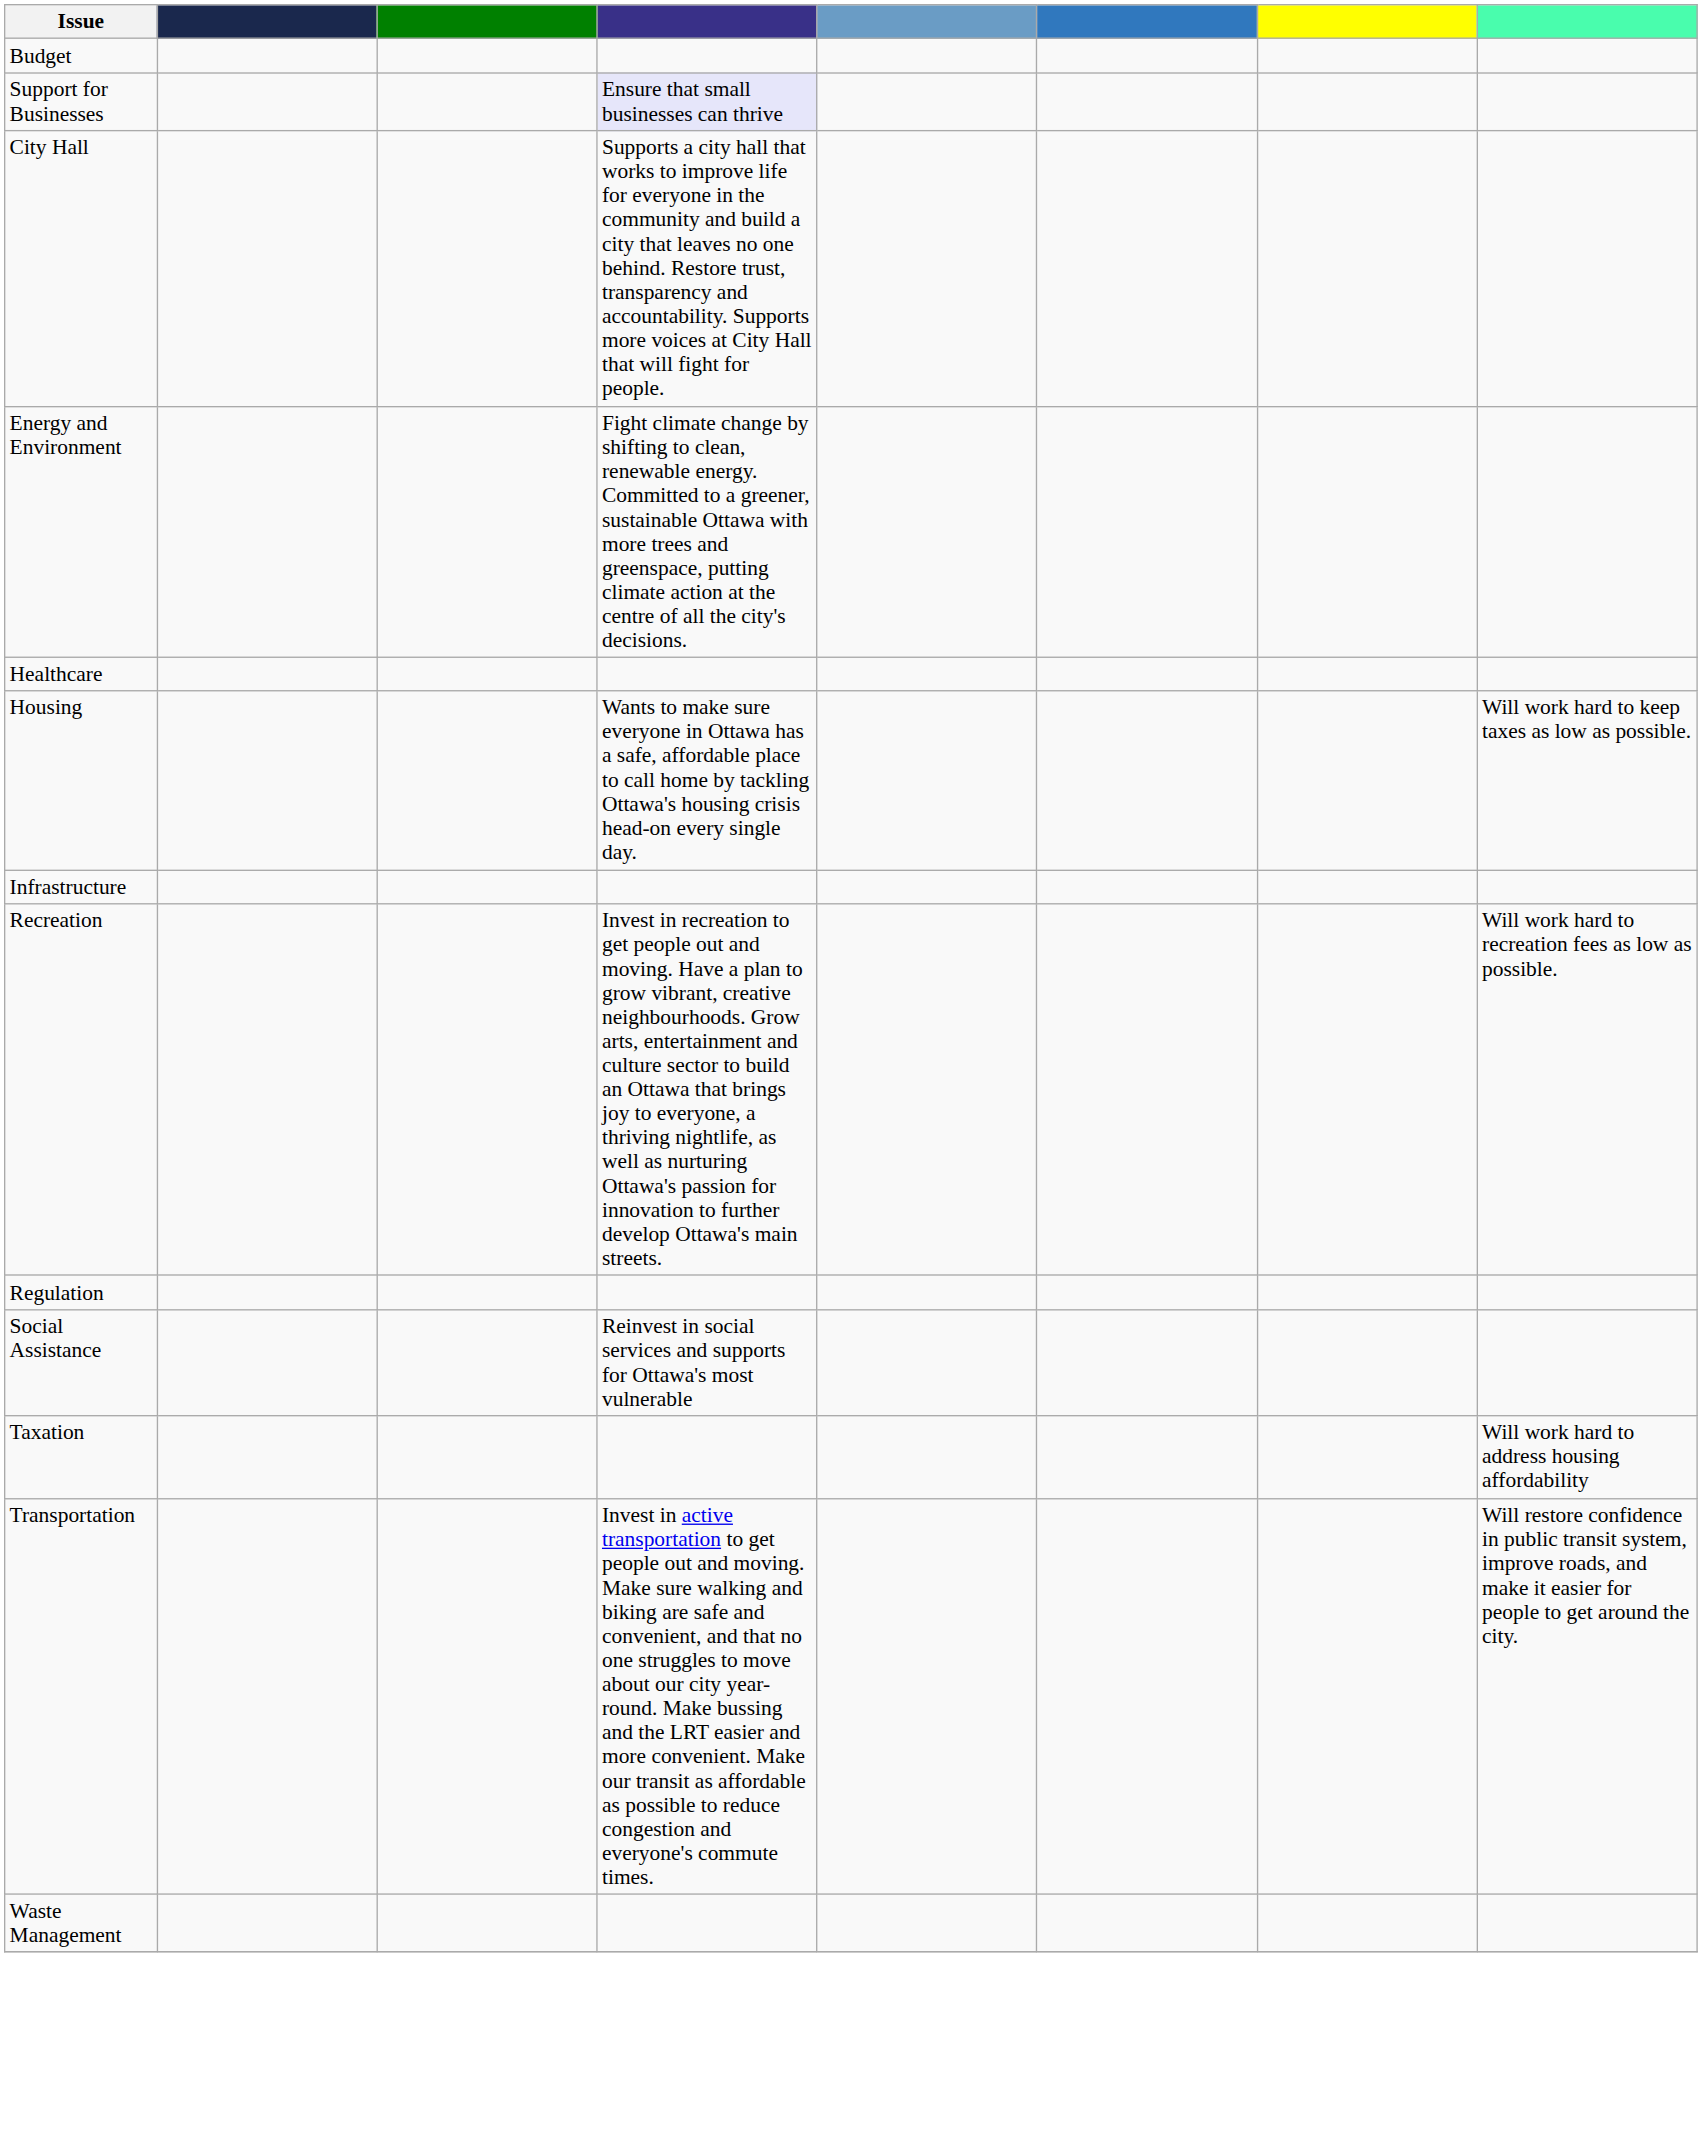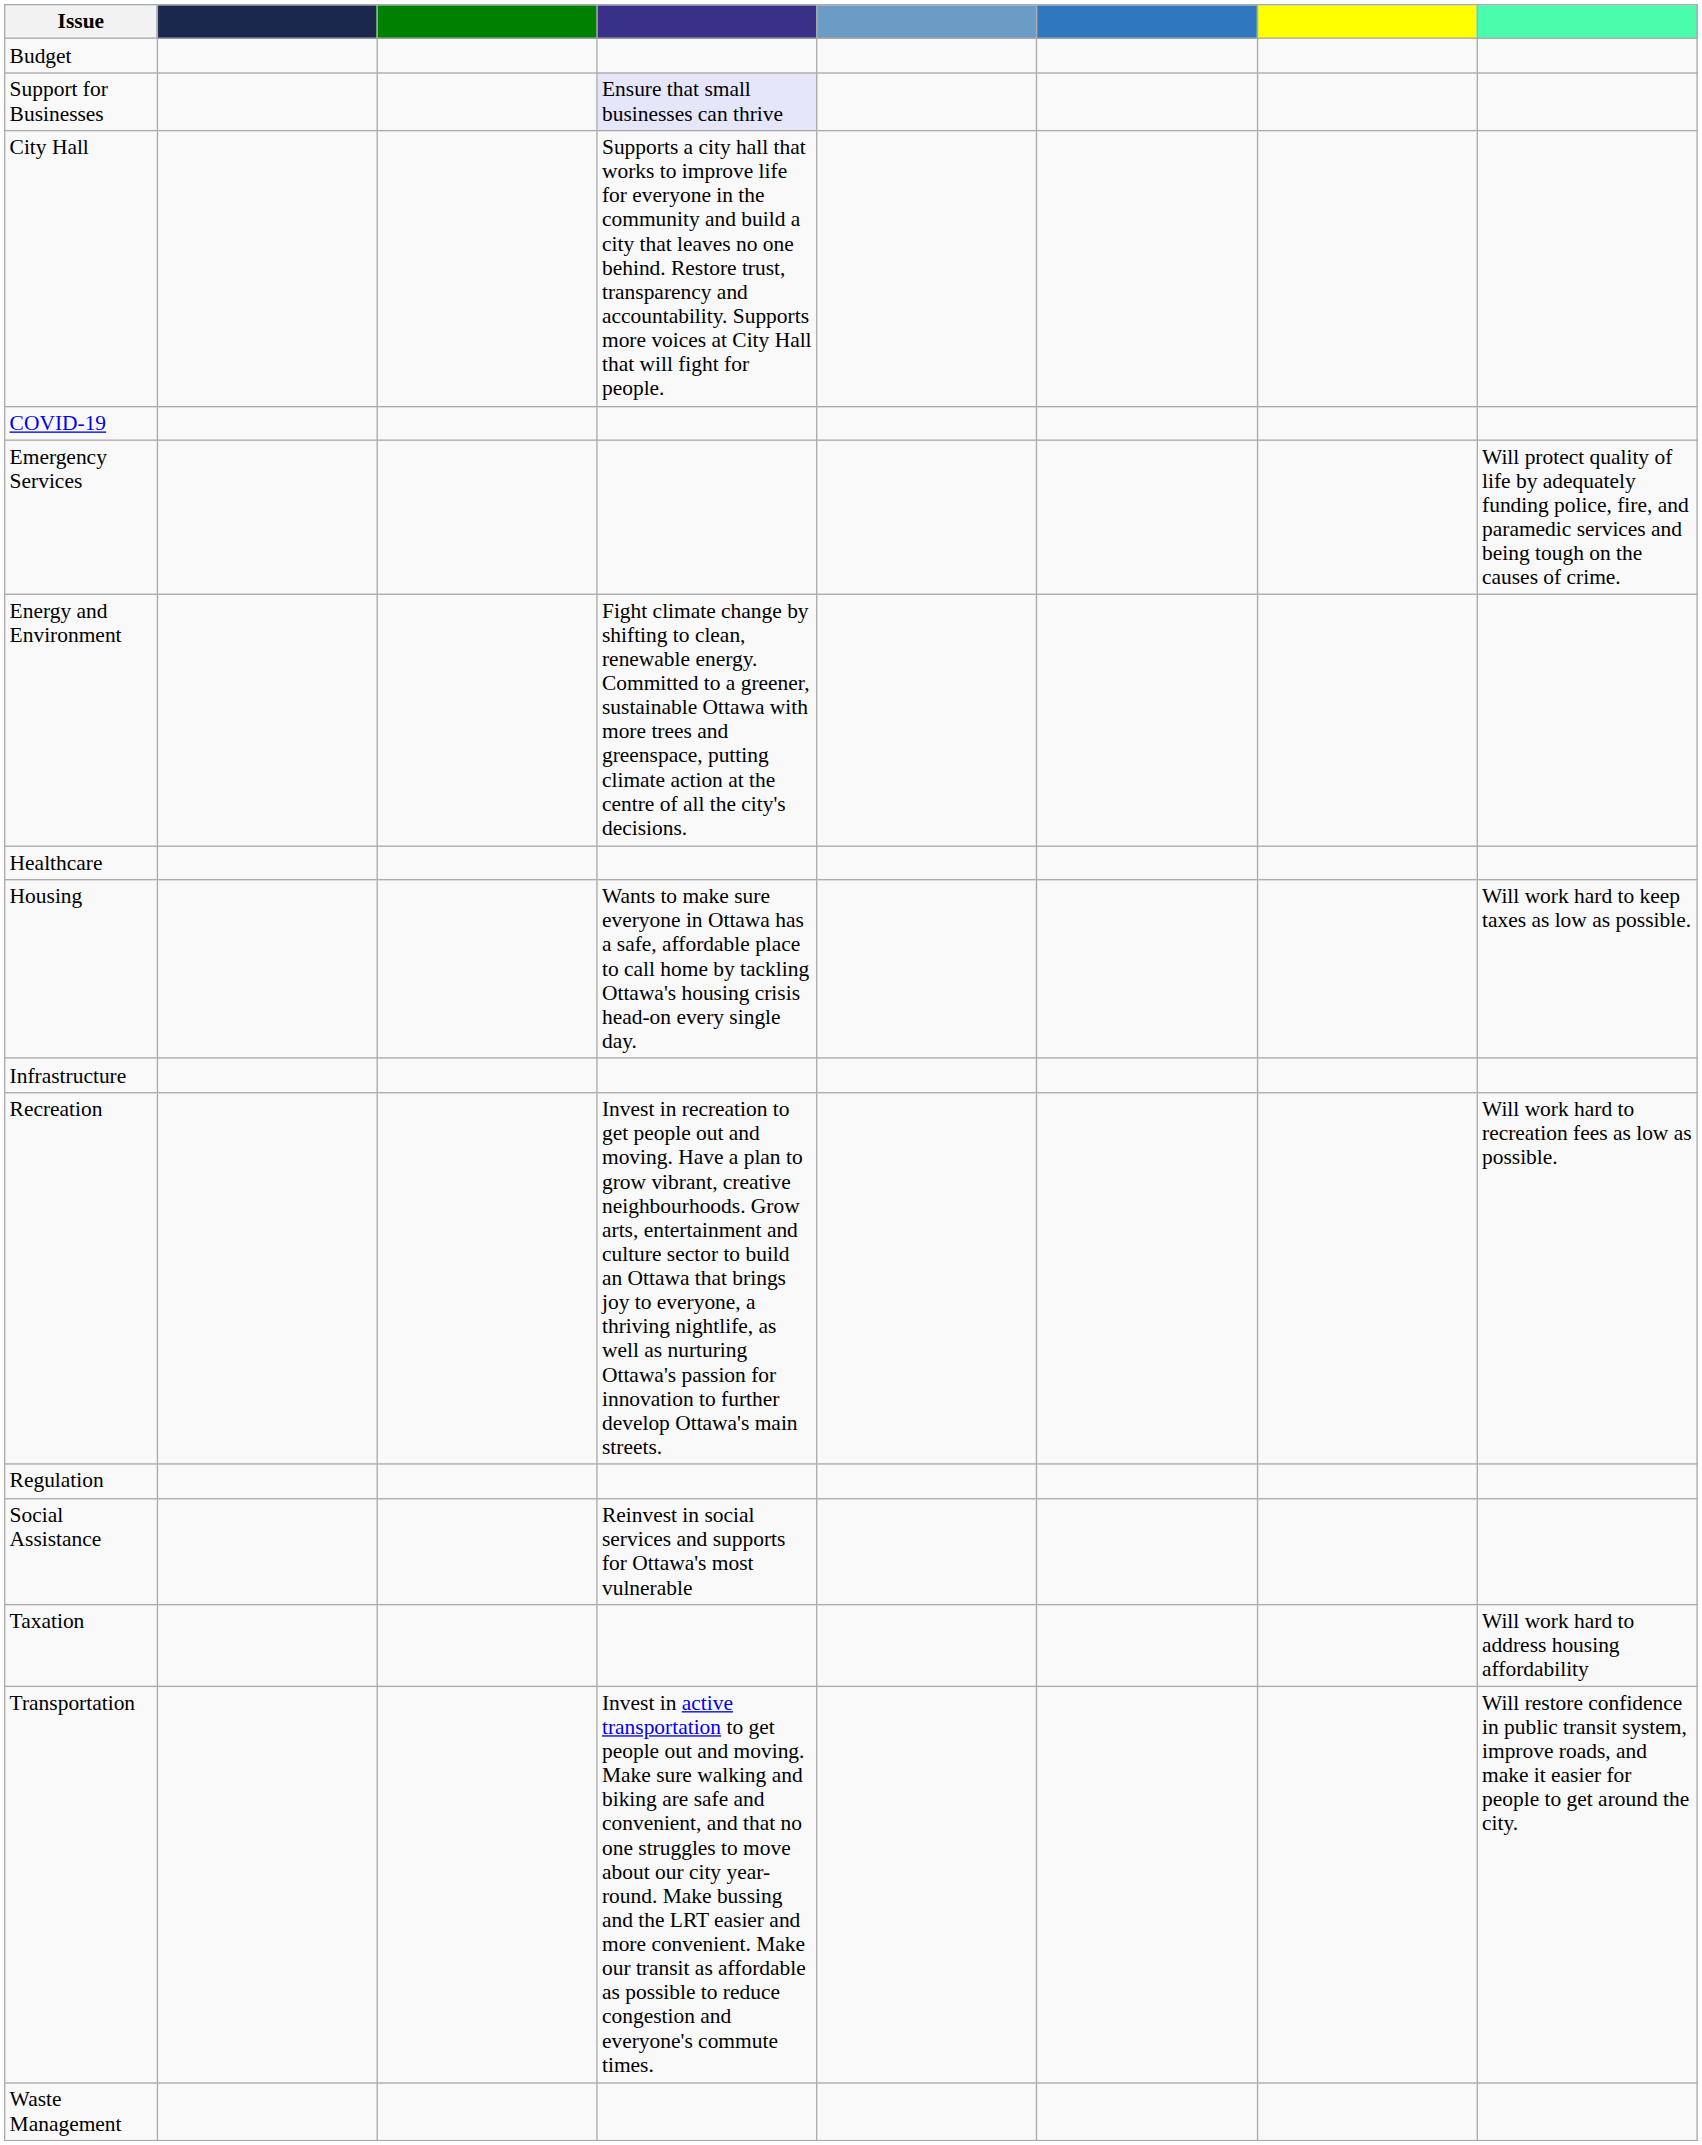+ row: (58, 422)
+ row: (58, 468)
